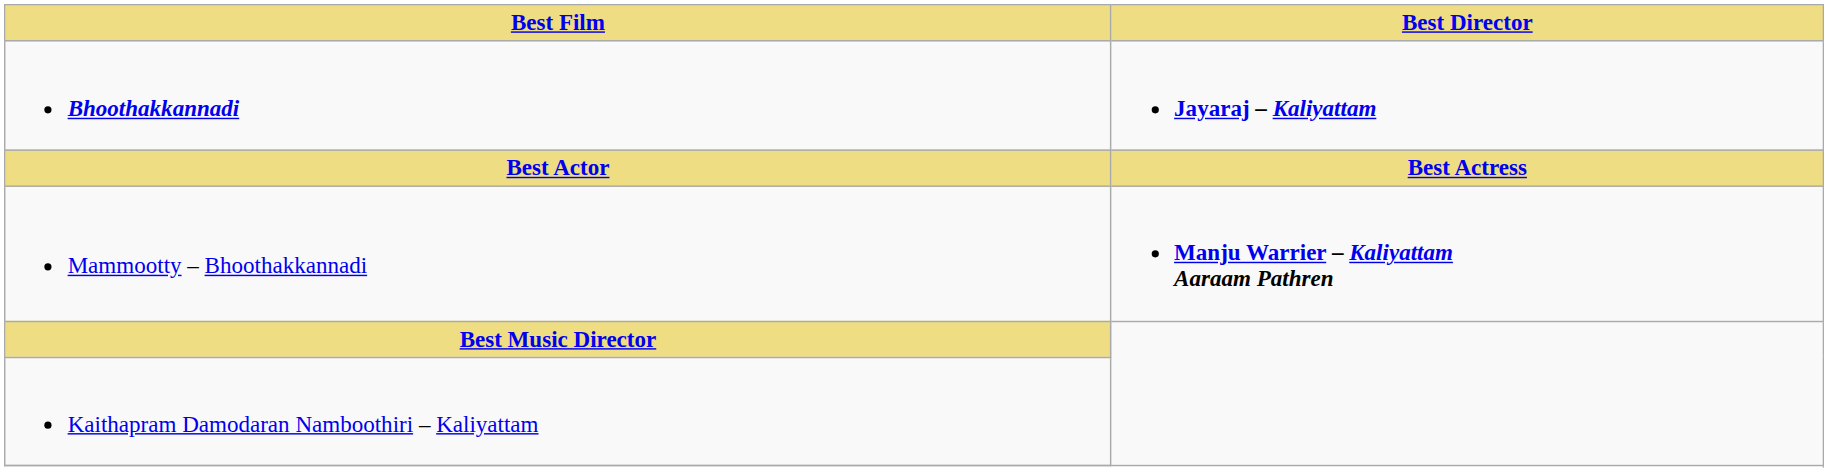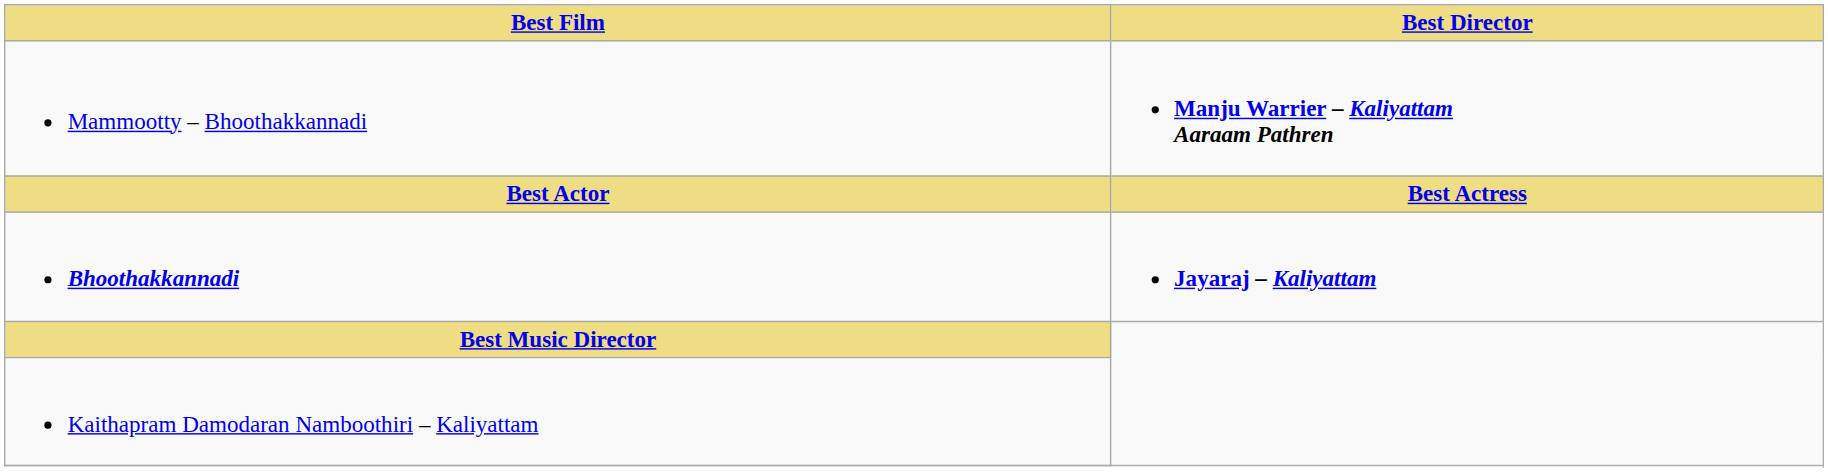rows swapped: (558, 108) <-> (558, 267)
